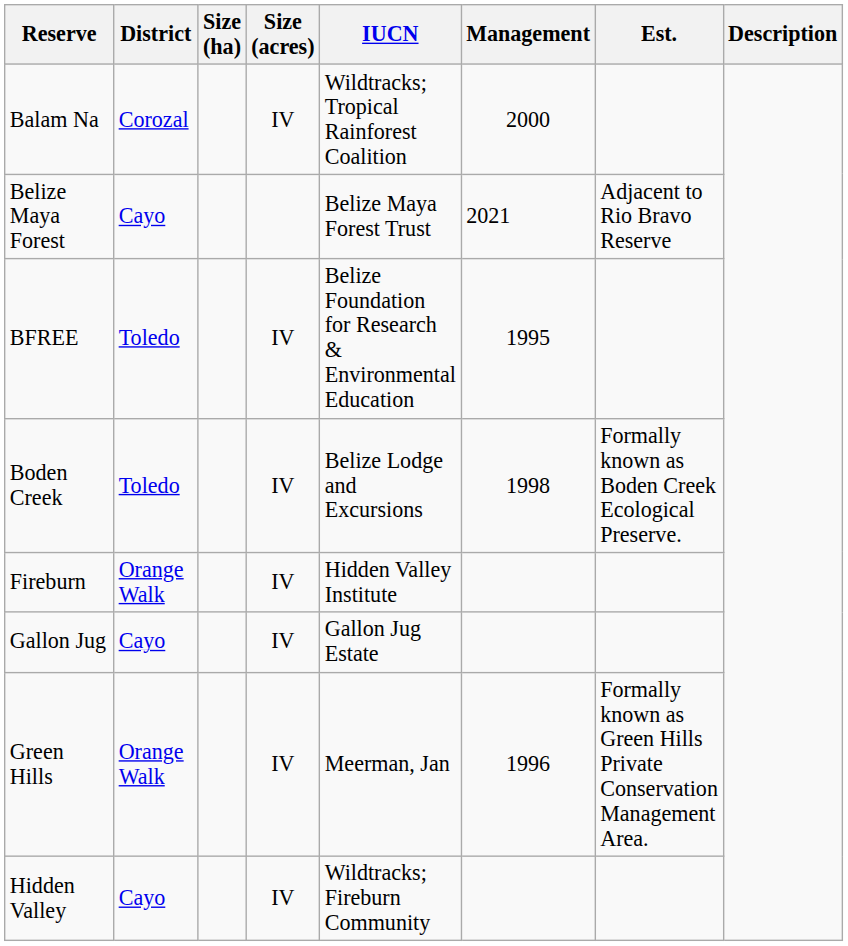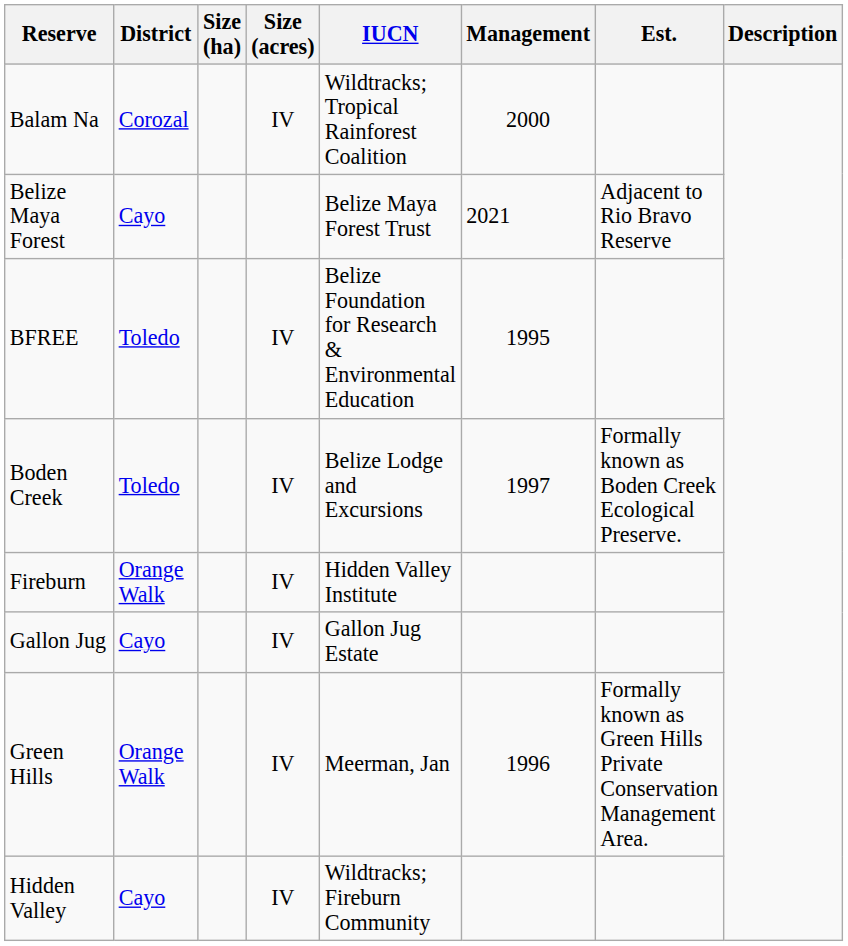(528, 484) 1998 -> (528, 484) 1997
